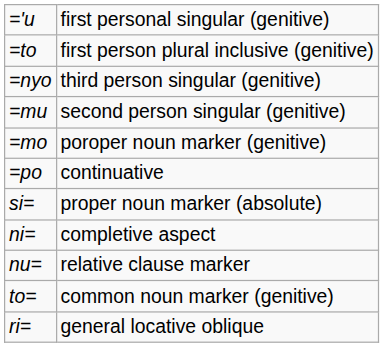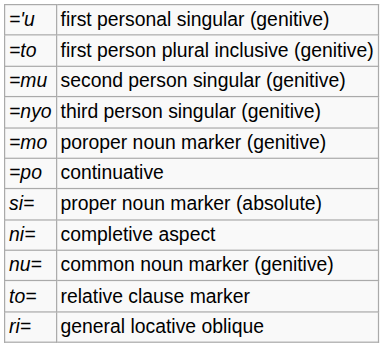rows swapped: (28, 111) <-> (30, 81)
(155, 265) relative clause marker -> (197, 265) common noun marker (genitive)
(197, 296) common noun marker (genitive) -> (155, 296) relative clause marker
